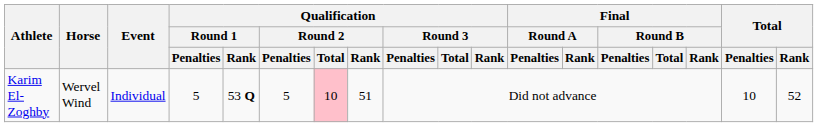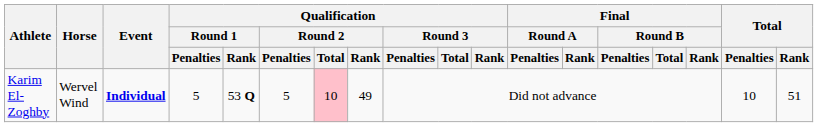(138, 95) normal -> (136, 95) bold
(365, 95) 51 -> (365, 95) 49
(794, 95) 52 -> (794, 95) 51
